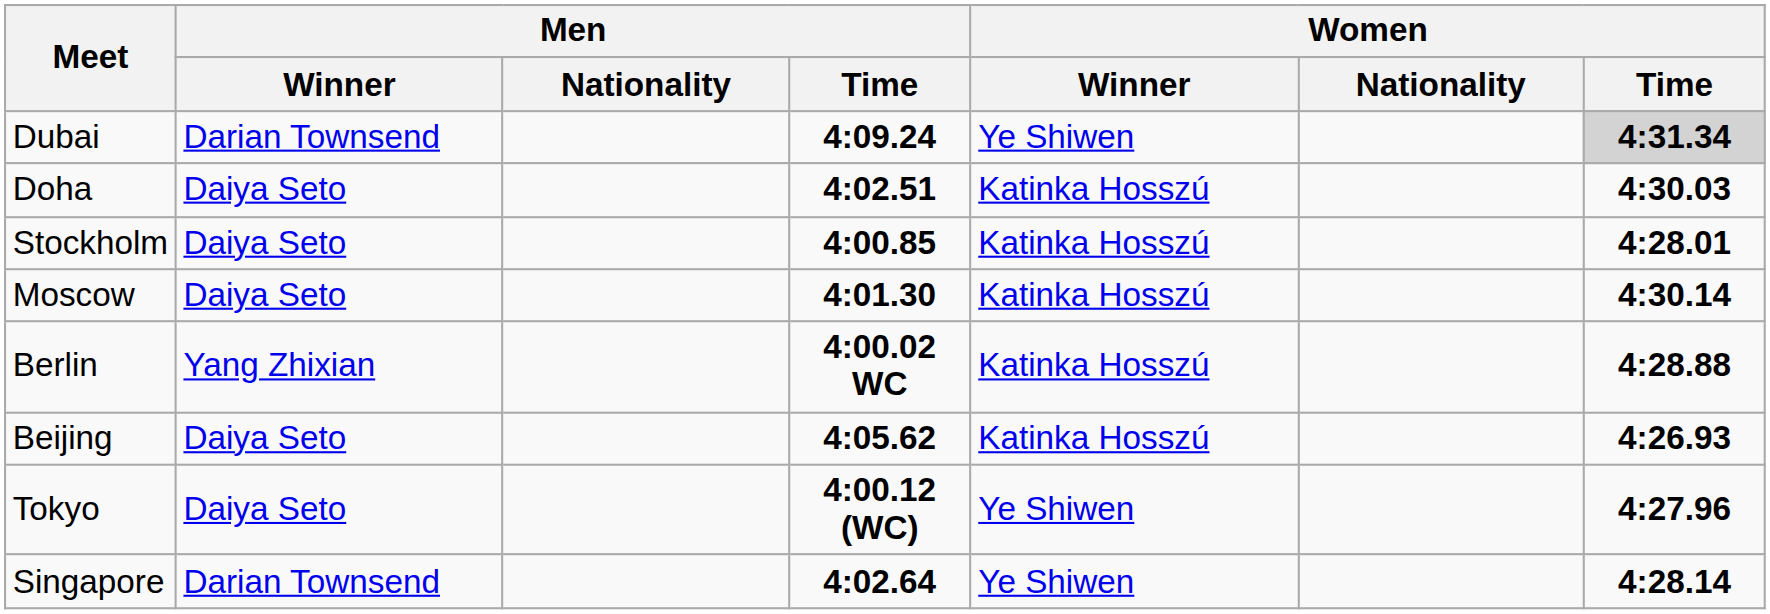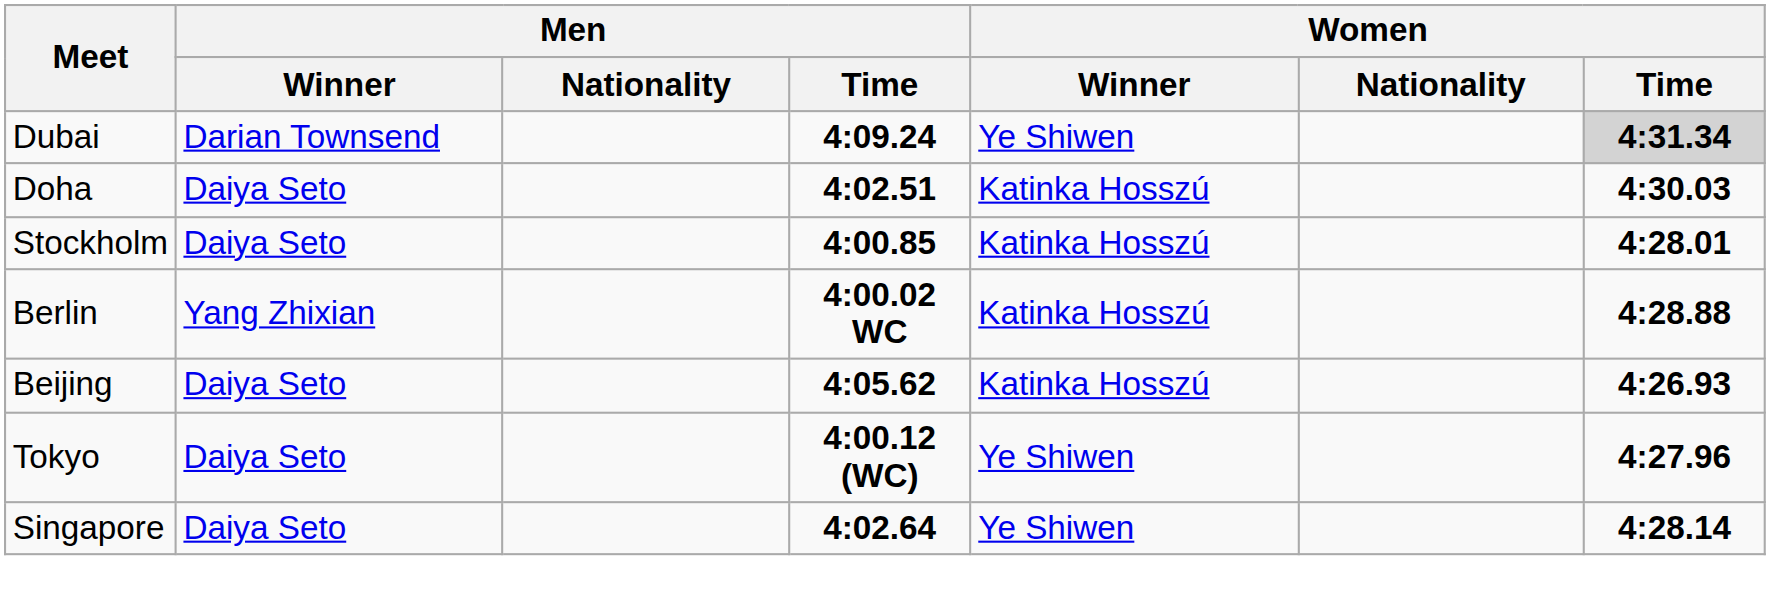- row: (74, 294)
(312, 580) Darian Townsend -> (265, 528) Daiya Seto
